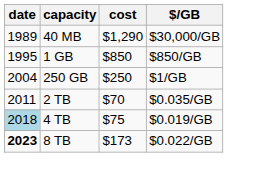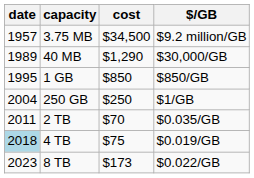+ row: (68, 36)
(22, 141) bold -> (22, 162) normal
